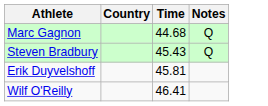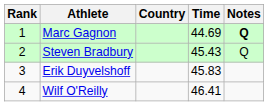+ column: (22, 14)
(171, 33) 44.68 -> (206, 33) 44.69
(209, 33) normal -> (244, 33) bold
(171, 71) 45.81 -> (206, 71) 45.83
